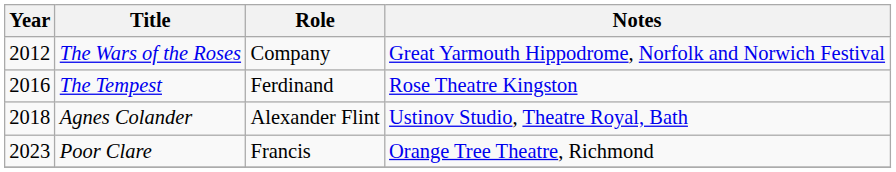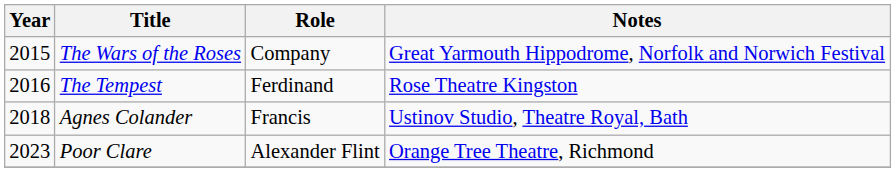(30, 53) 2012 -> (30, 53) 2015
(315, 118) Alexander Flint -> (281, 118) Francis
(281, 150) Francis -> (315, 150) Alexander Flint
